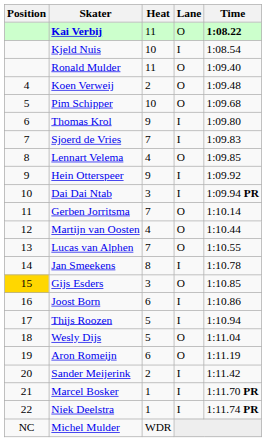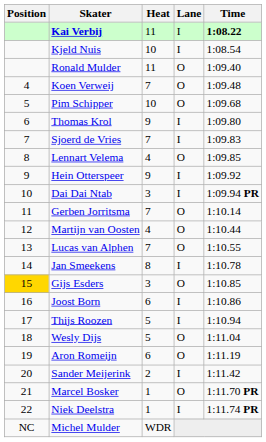(181, 31) O -> (179, 31) I
(148, 85) 2 -> (148, 85) 7
(179, 391) I -> (181, 391) O
